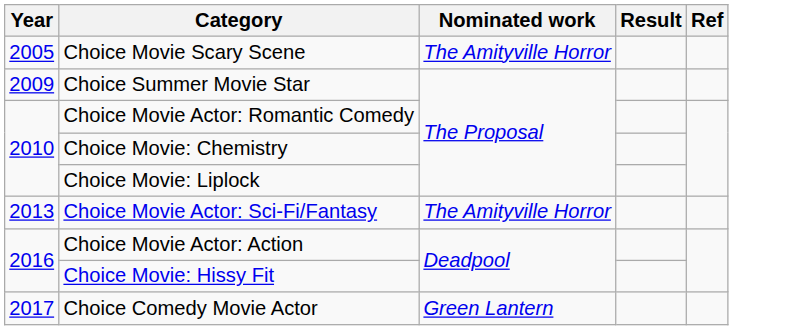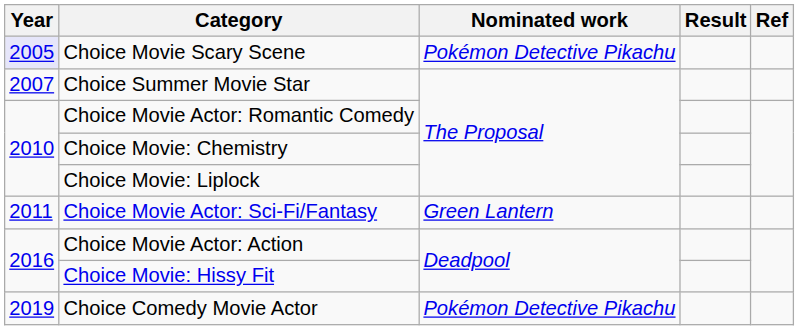(32, 52) no background -> (32, 52) lavender background
(517, 52) The Amityville Horror -> (549, 52) Pokémon Detective Pikachu
(32, 84) 2009 -> (32, 84) 2007
(32, 212) 2013 -> (31, 212) 2011
(517, 212) The Amityville Horror -> (488, 212) Green Lantern
(32, 308) 2017 -> (32, 308) 2019
(488, 308) Green Lantern -> (549, 308) Pokémon Detective Pikachu
